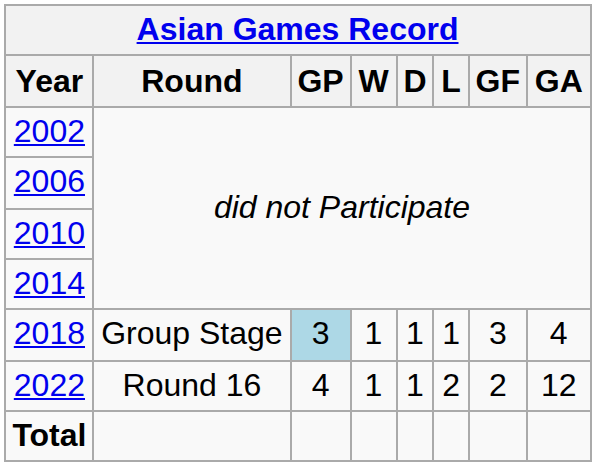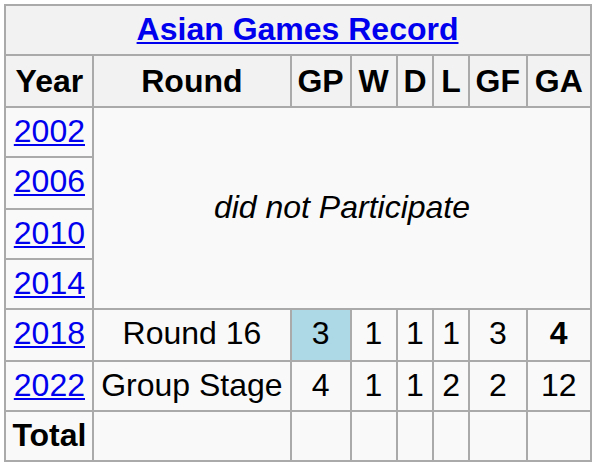(192, 334) Group Stage -> (192, 334) Round 16
(559, 334) normal -> (559, 334) bold
(192, 385) Round 16 -> (192, 385) Group Stage
